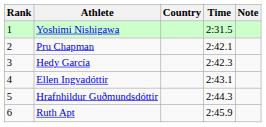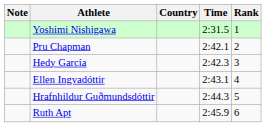columns swapped: (19, 12) <-> (248, 12)
